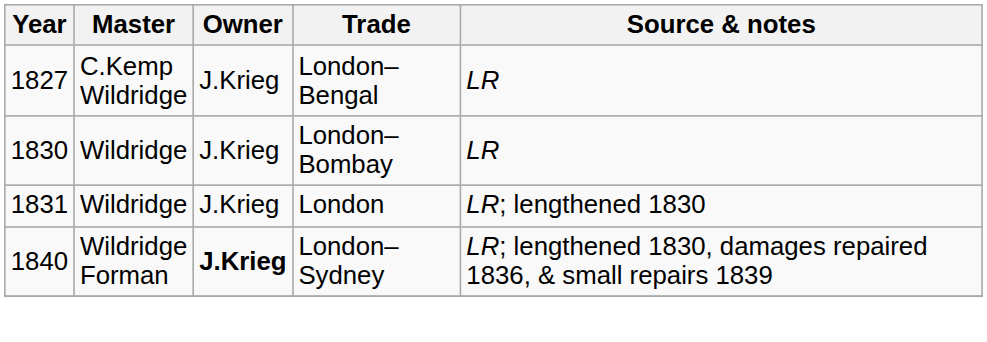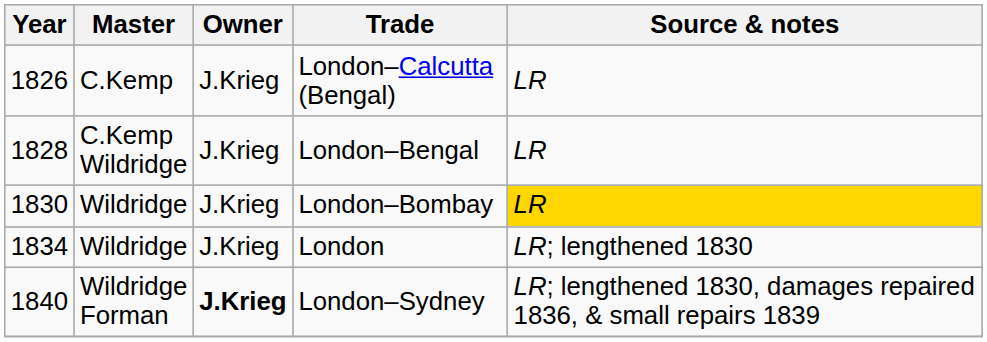+ row: (396, 80)
(39, 80) 1827 -> (39, 150) 1828
(483, 150) no background -> (530, 205) gold background
(39, 205) 1831 -> (39, 246) 1834
